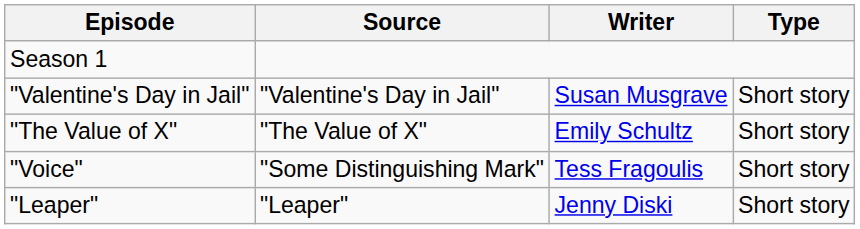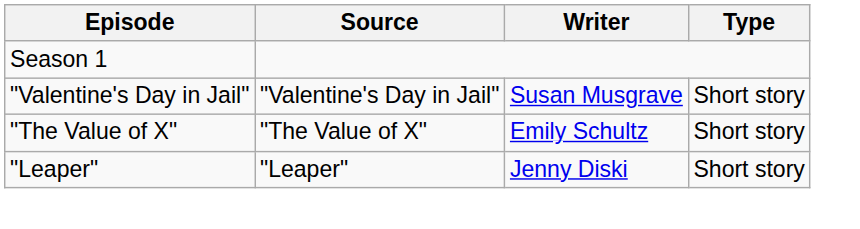- row: (46, 168)
